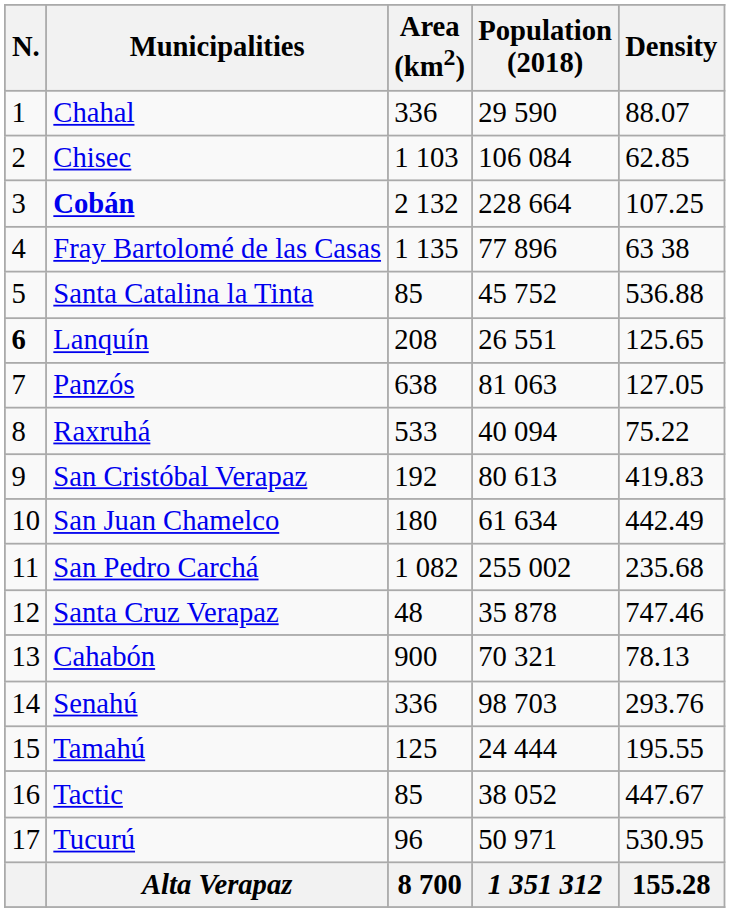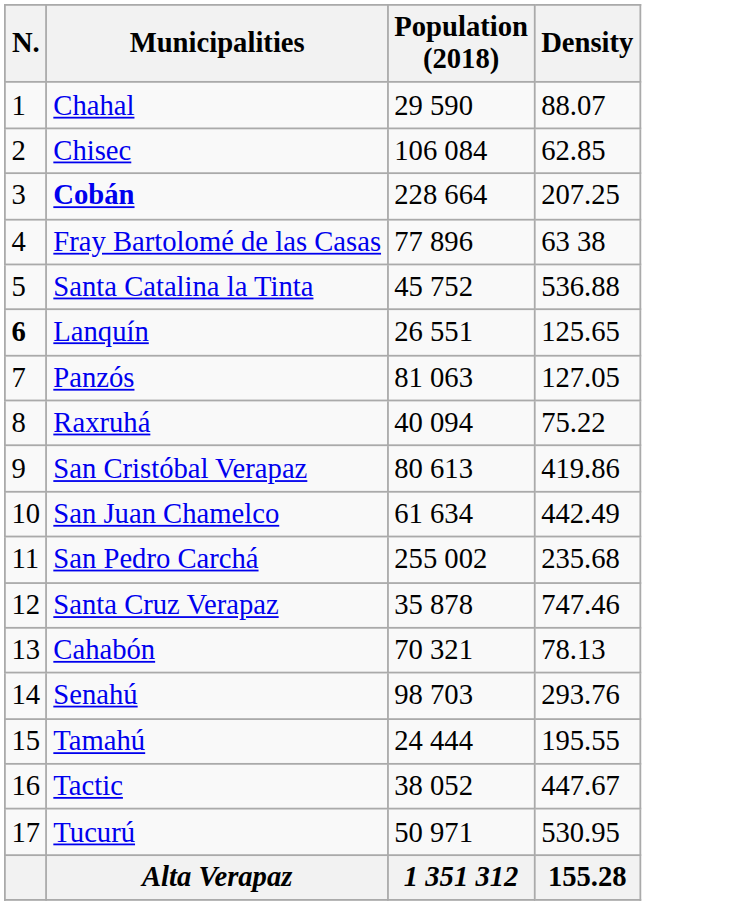- column: (430, 47)
(665, 203) 107.25 -> (581, 195) 207.25
(665, 475) 419.83 -> (581, 468) 419.86
